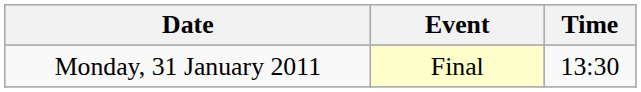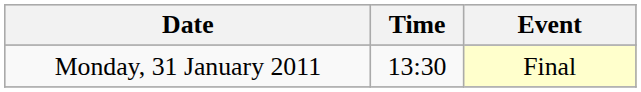columns swapped: (590, 24) <-> (457, 24)
